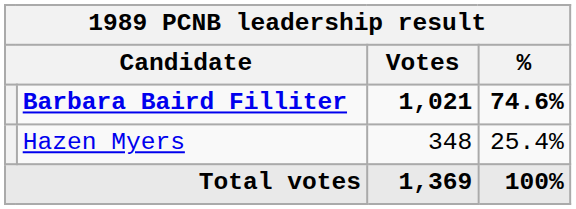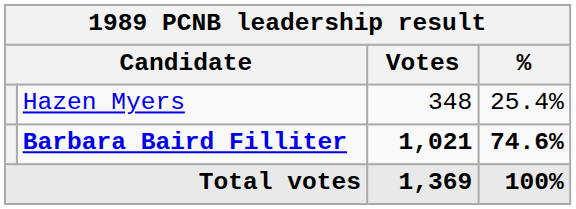rows swapped: (185, 105) <-> (104, 144)
